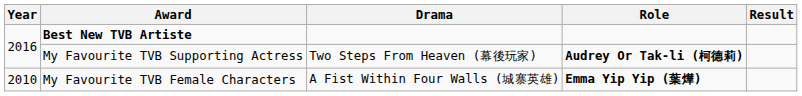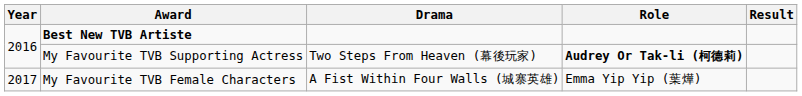(22, 79) 2010 -> (22, 79) 2017
(633, 79) bold -> (633, 79) normal
